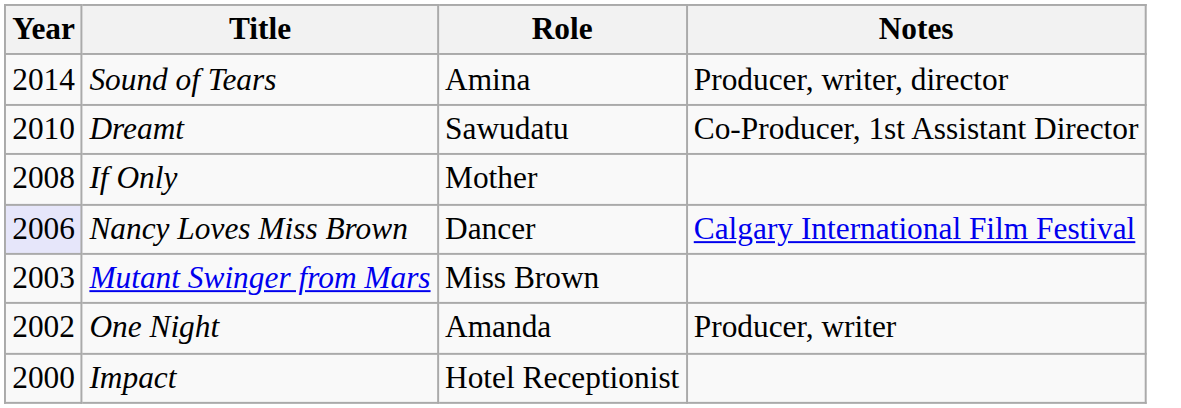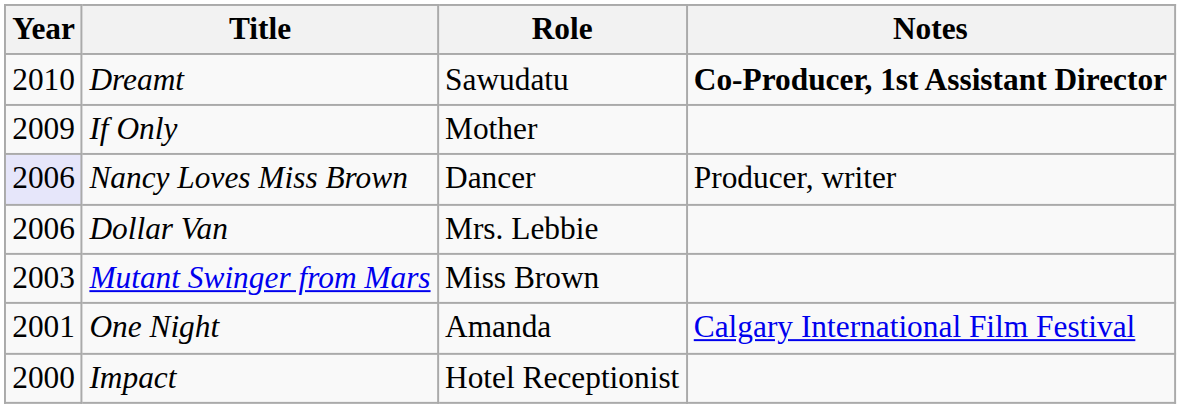- row: (183, 79)
(916, 128) normal -> (930, 79) bold
(44, 178) 2008 -> (44, 128) 2009
(915, 228) Calgary International Film Festival -> (795, 178) Producer, writer
+ row: (159, 228)
(44, 327) 2002 -> (44, 327) 2001
(795, 327) Producer, writer -> (915, 327) Calgary International Film Festival
